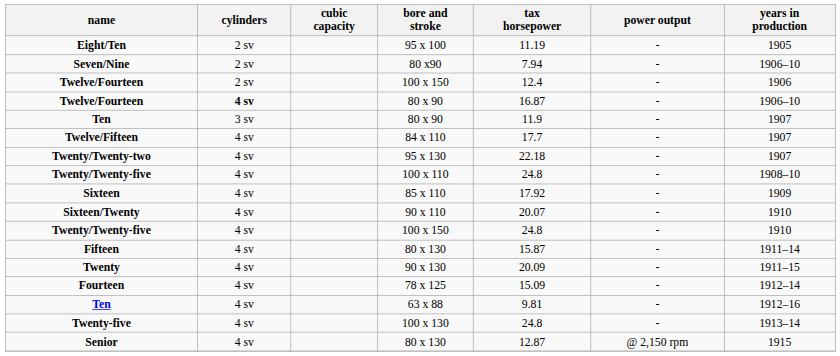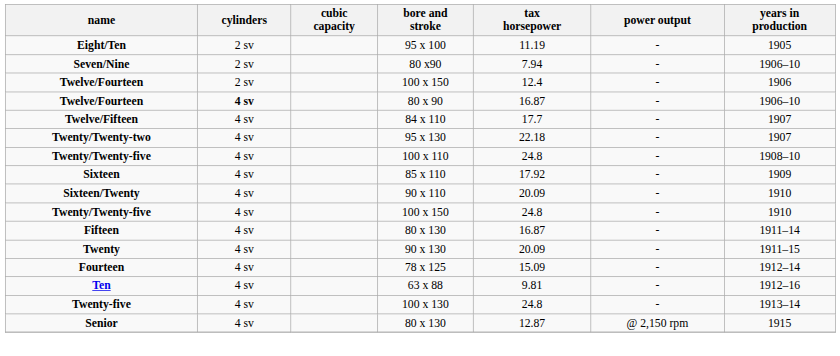- row: (101, 119)
(532, 212) 20.07 -> (532, 193) 20.09
(532, 249) 15.87 -> (532, 230) 16.87
